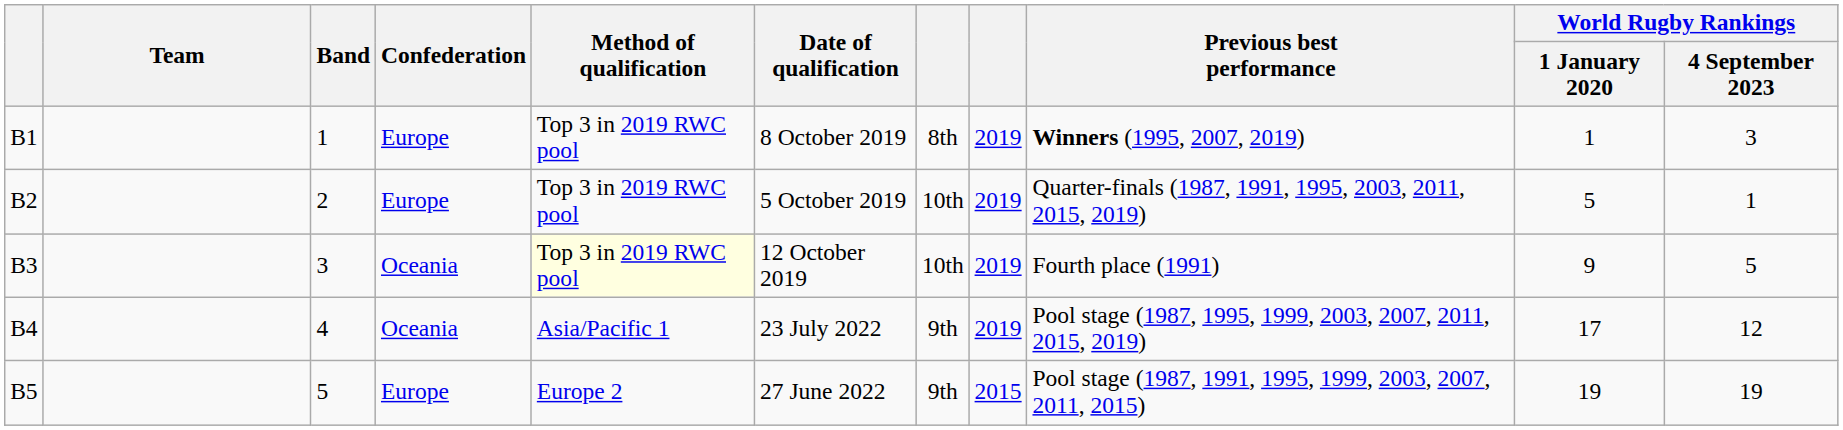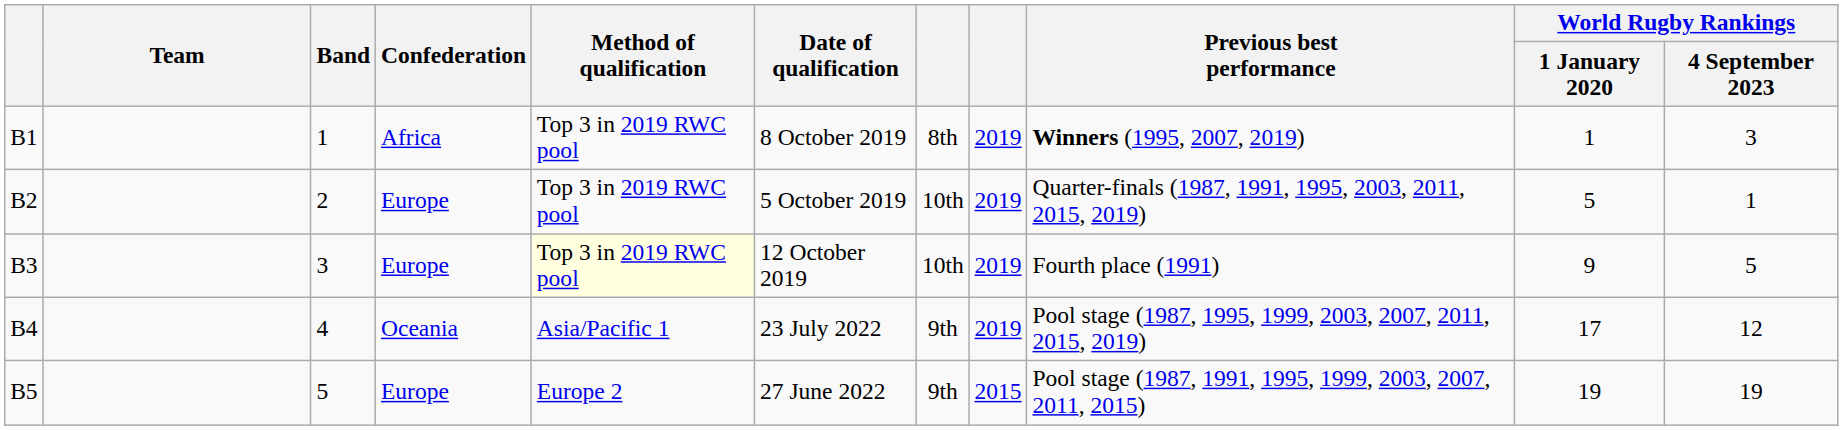(415, 137) Europe -> (411, 137) Africa
(420, 264) Oceania -> (415, 264) Europe
